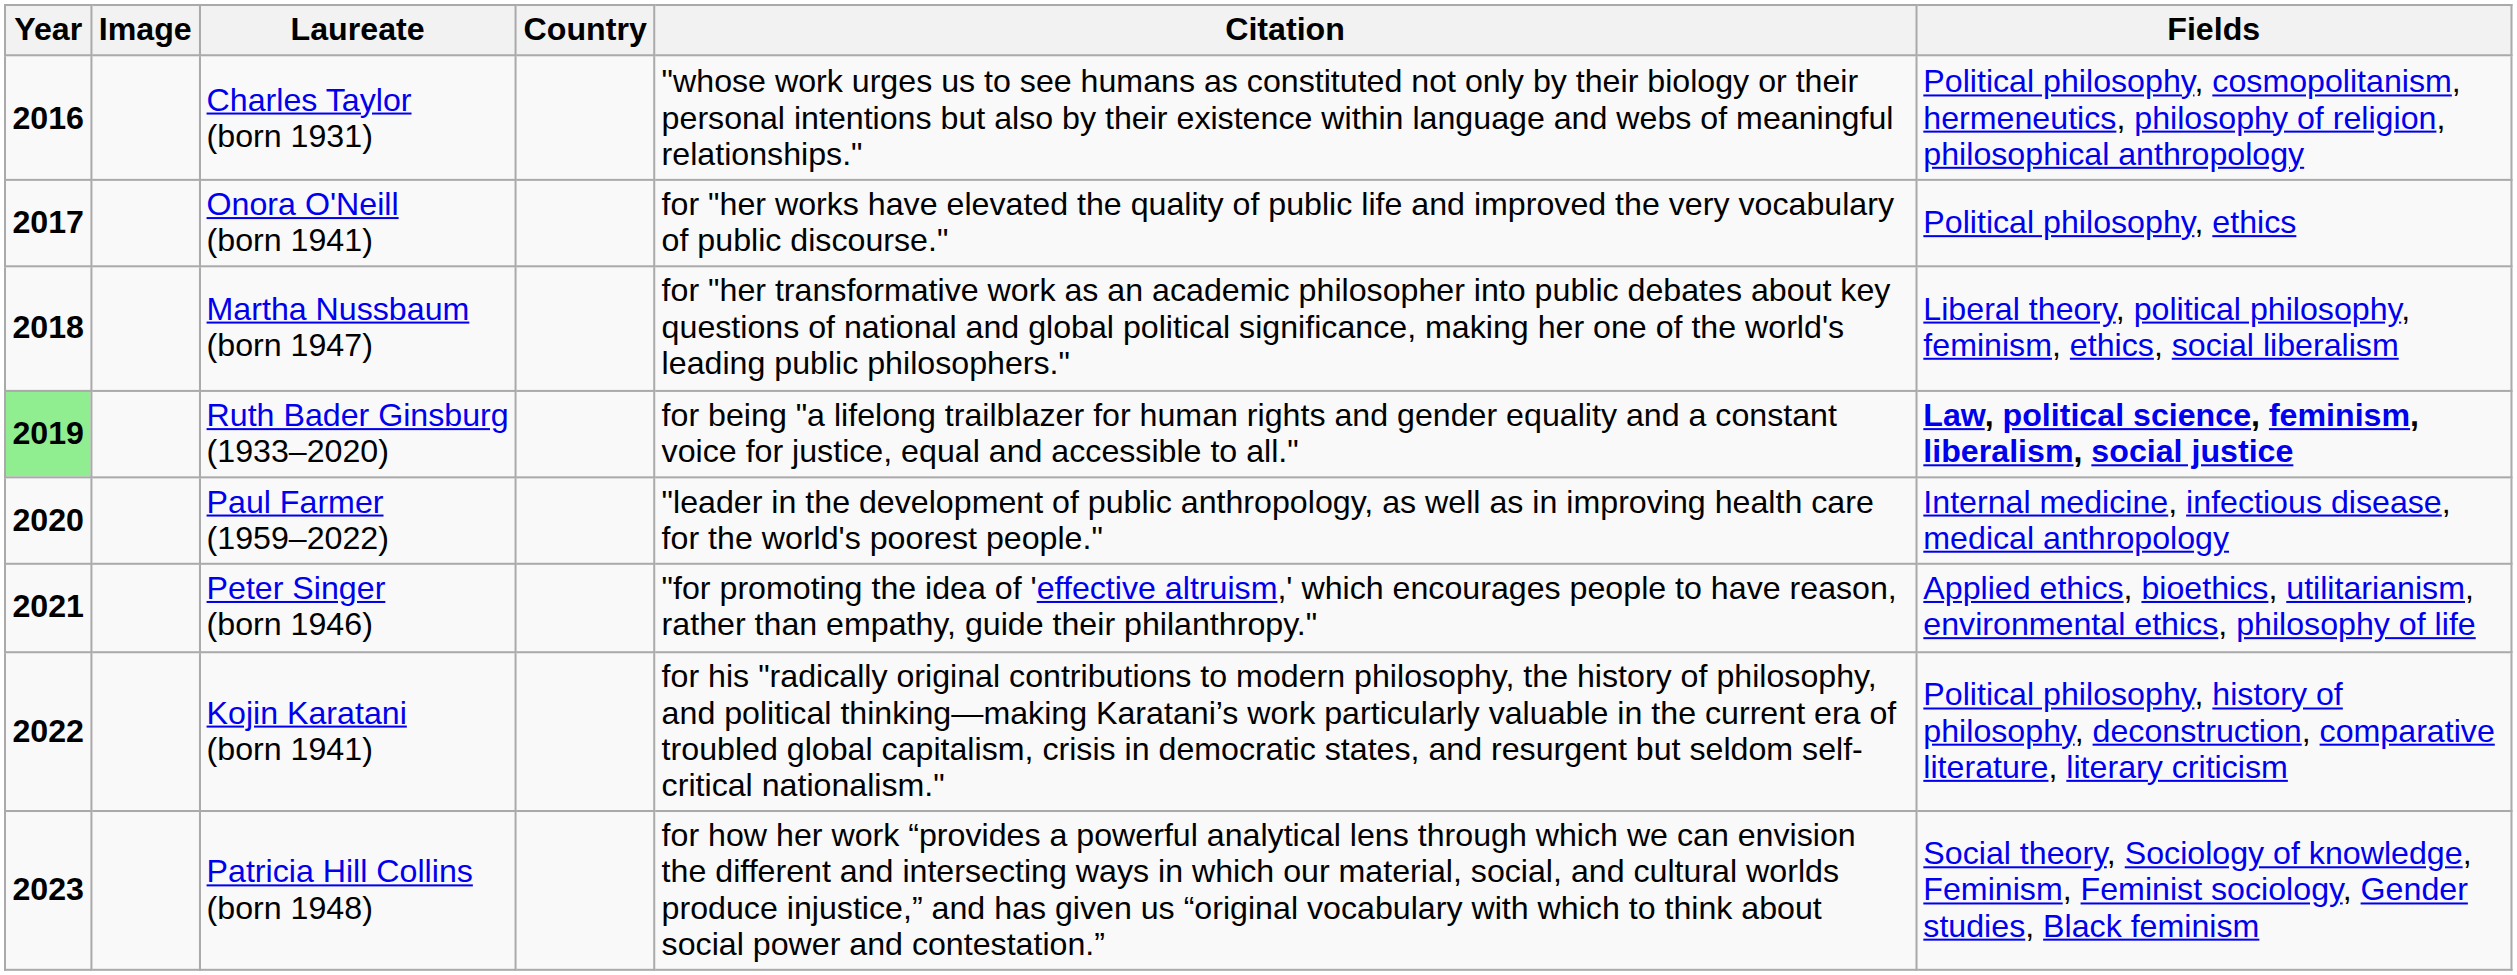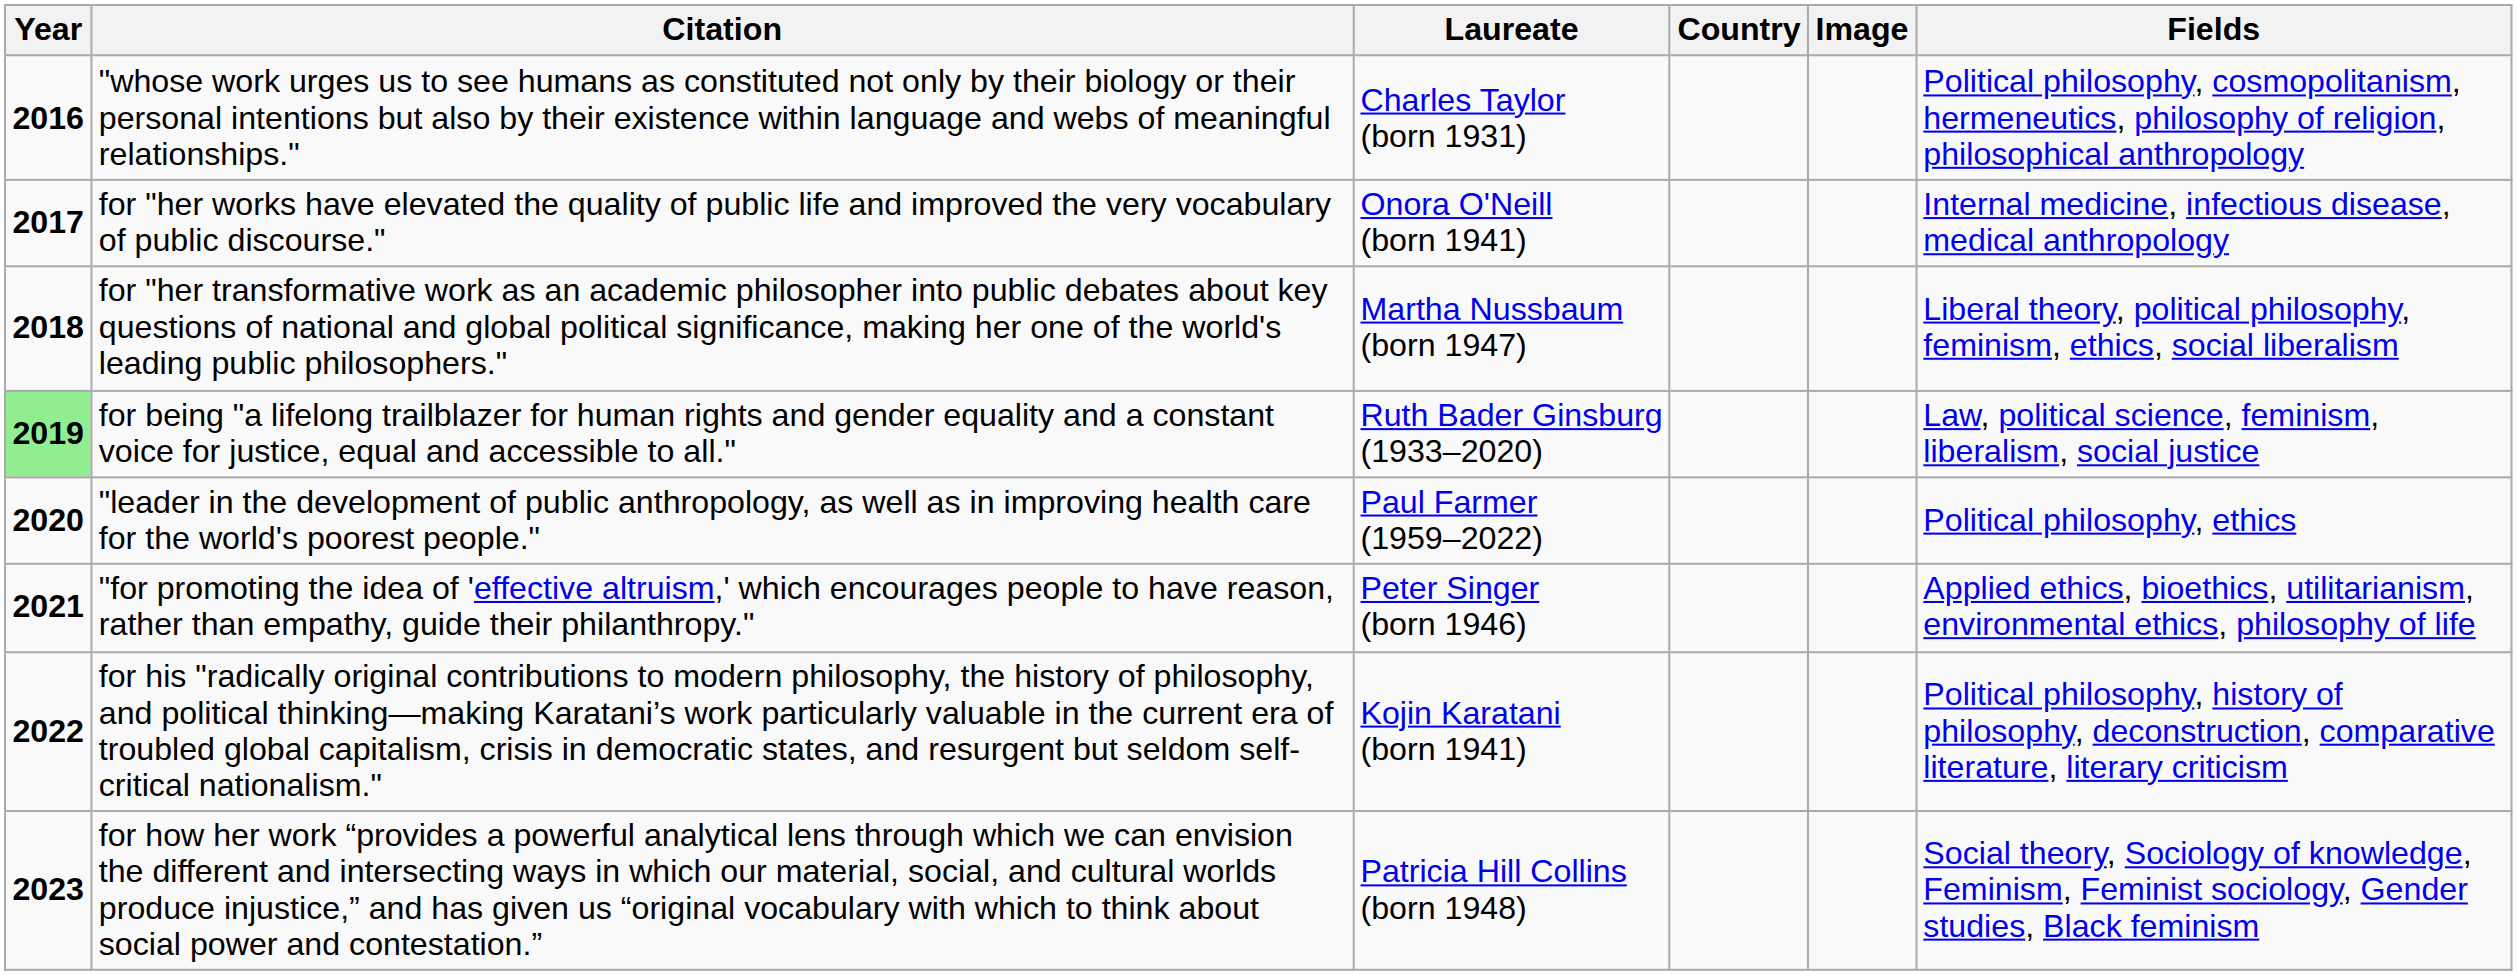columns swapped: (145, 30) <-> (1285, 30)
(2110, 222) Political philosophy, ethics -> (2187, 222) Internal medicine, infectious disease, medical anthropology
(2171, 433) bold -> (2151, 433) normal
(2187, 520) Internal medicine, infectious disease, medical anthropology -> (2110, 520) Political philosophy, ethics
